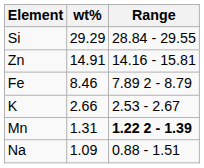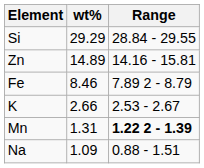(88, 60) 14.91 -> (88, 60) 14.89
